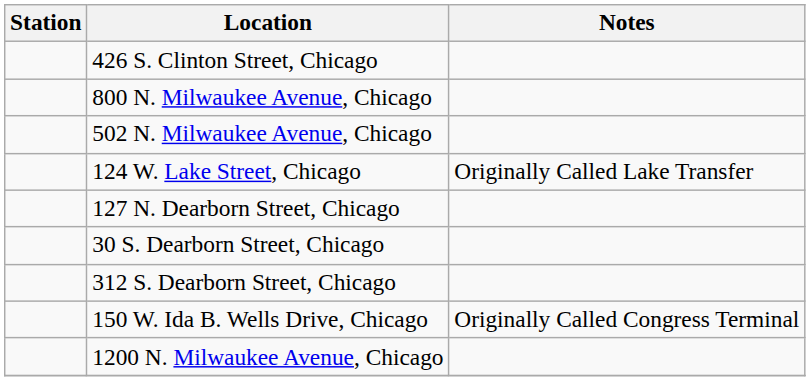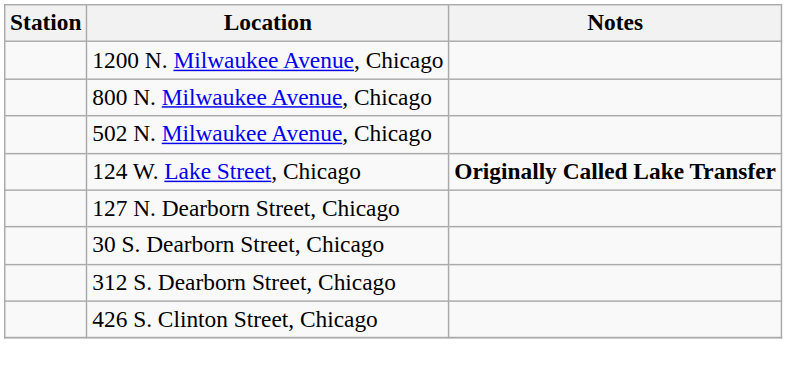rows swapped: (268, 356) <-> (235, 60)
(604, 171) normal -> (615, 171) bold
- row: (260, 319)
